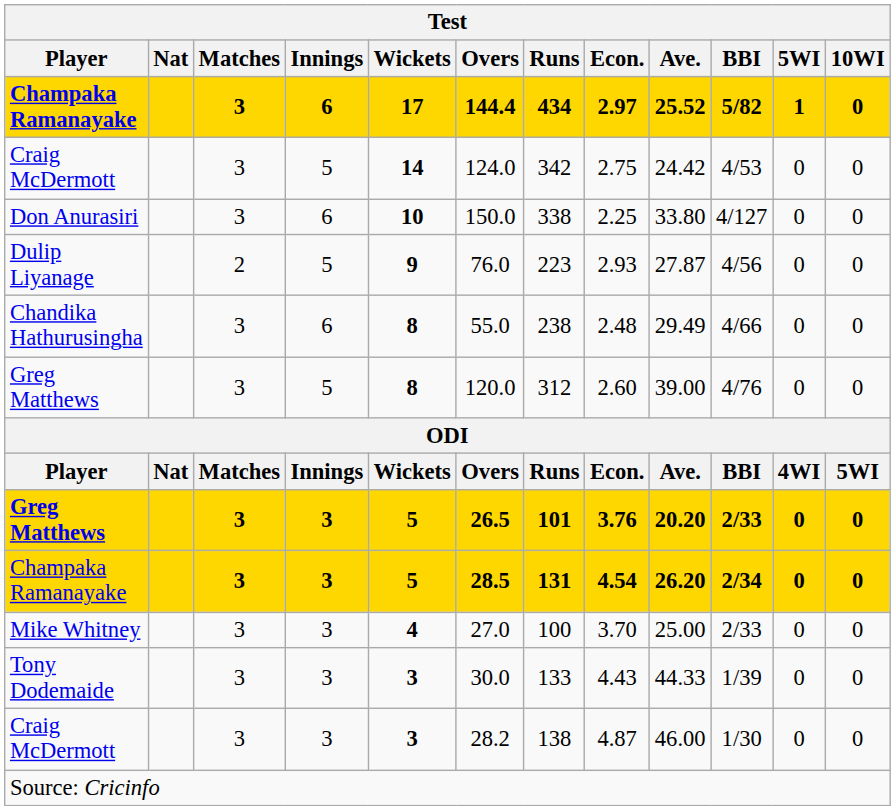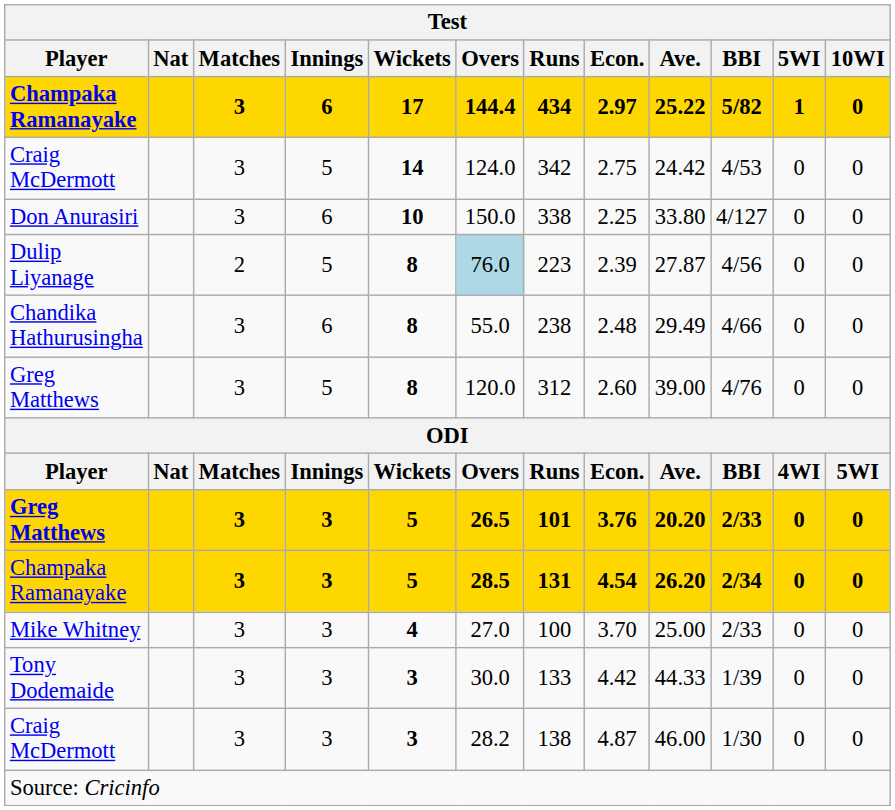(680, 106) 25.52 -> (680, 106) 25.22
(412, 264) 9 -> (412, 264) 8
(490, 264) no background -> (490, 264) lightblue background
(617, 264) 2.93 -> (617, 264) 2.39
(617, 677) 4.43 -> (617, 677) 4.42
